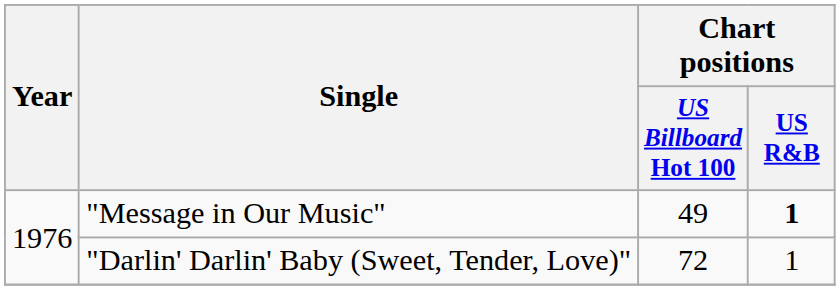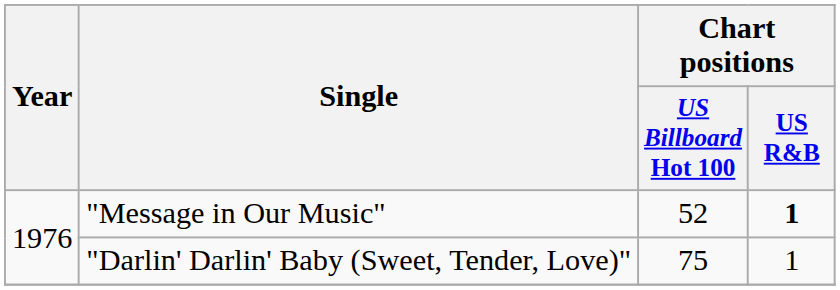(693, 213) 49 -> (693, 213) 52
(693, 261) 72 -> (693, 261) 75
